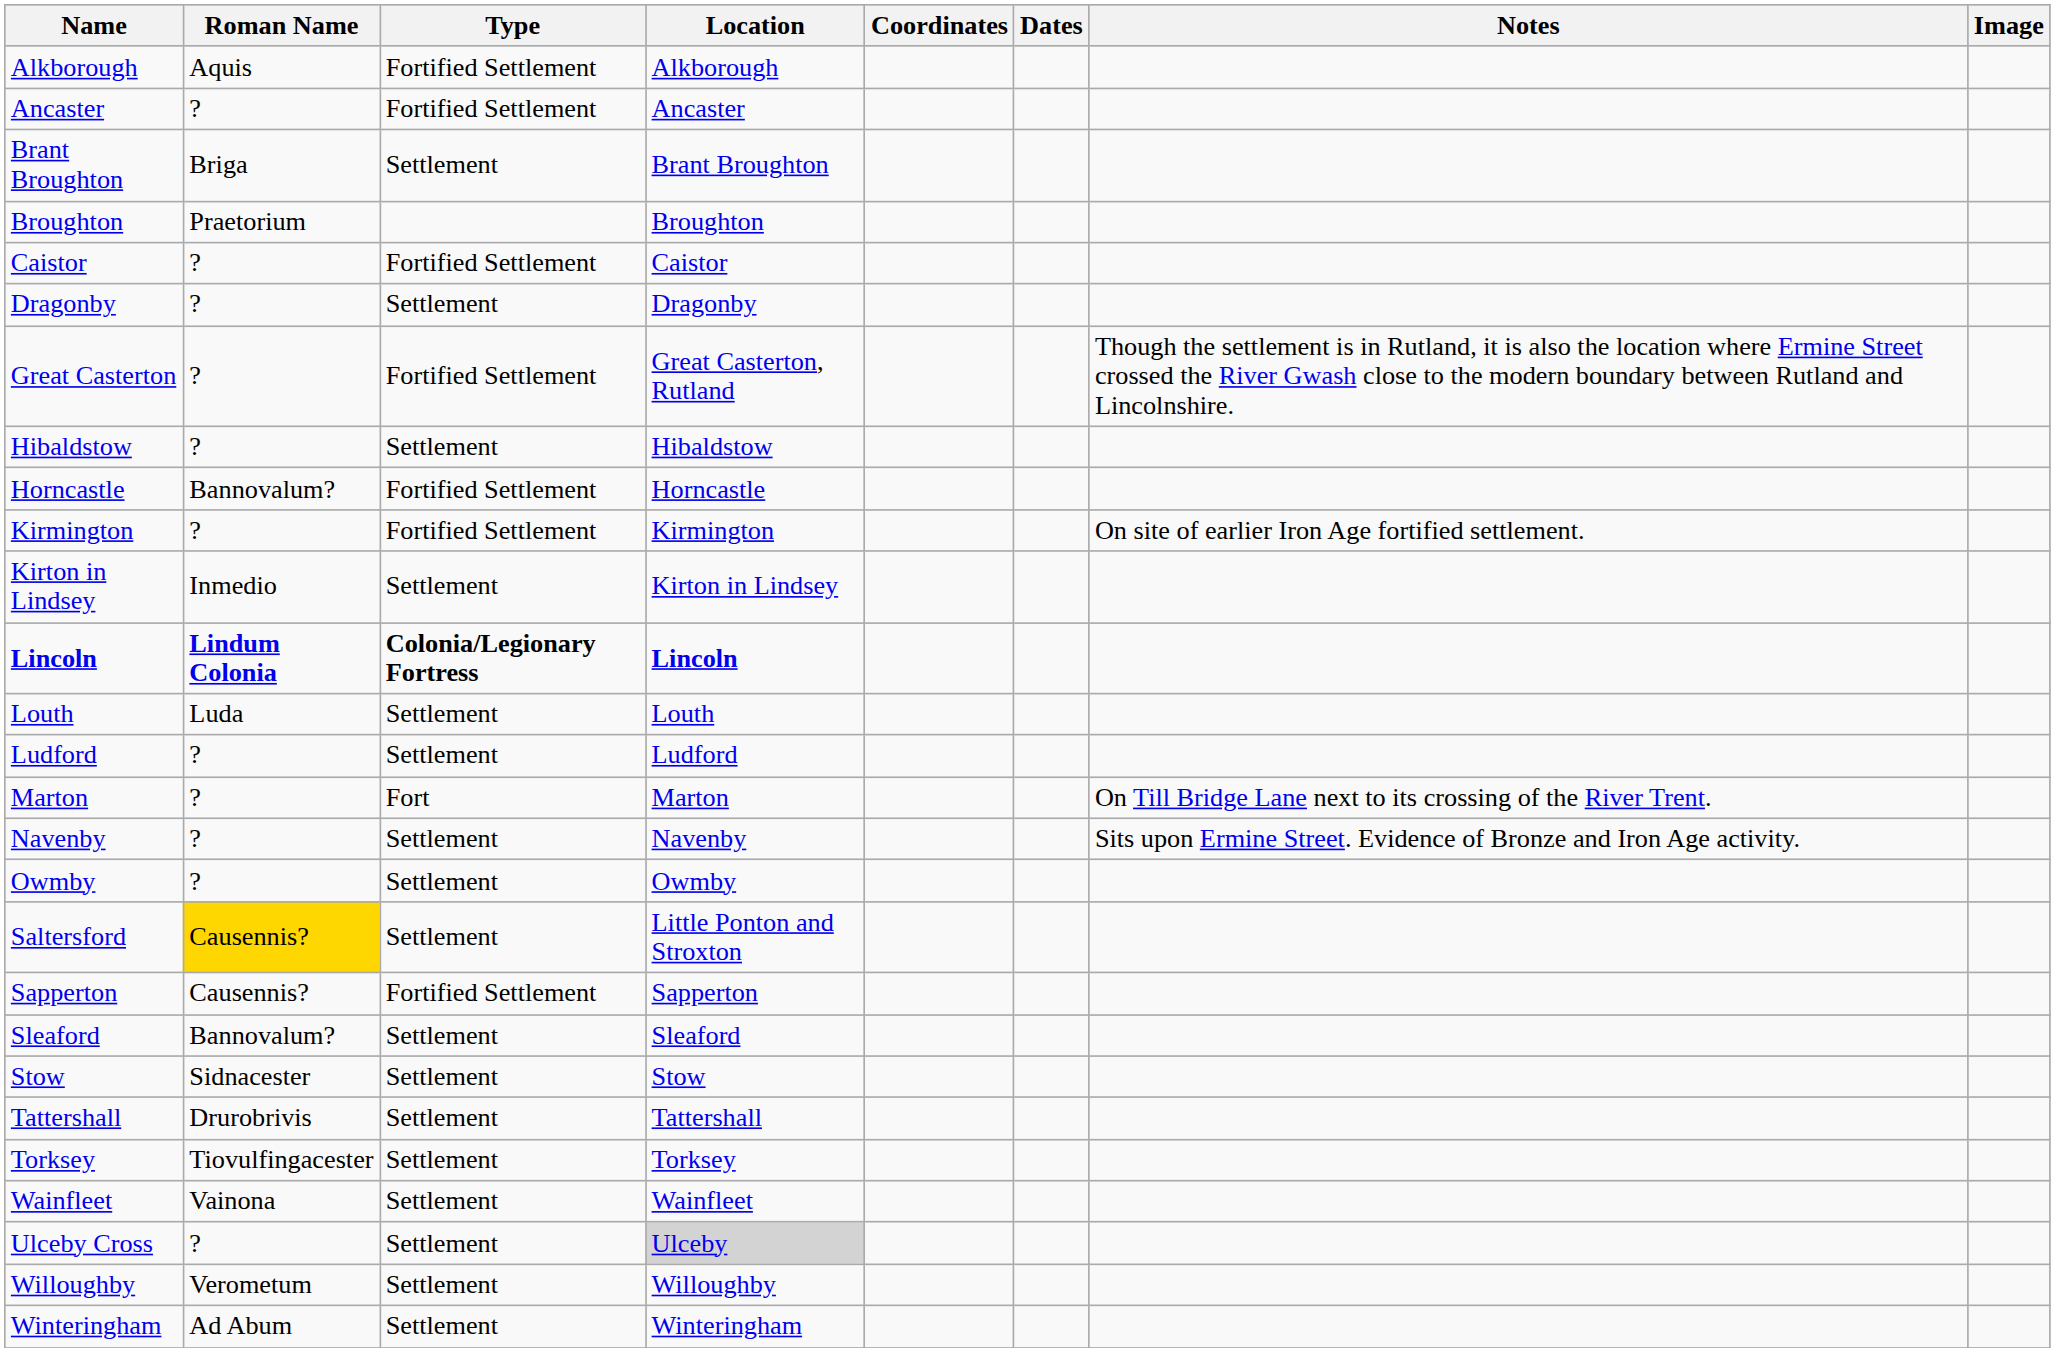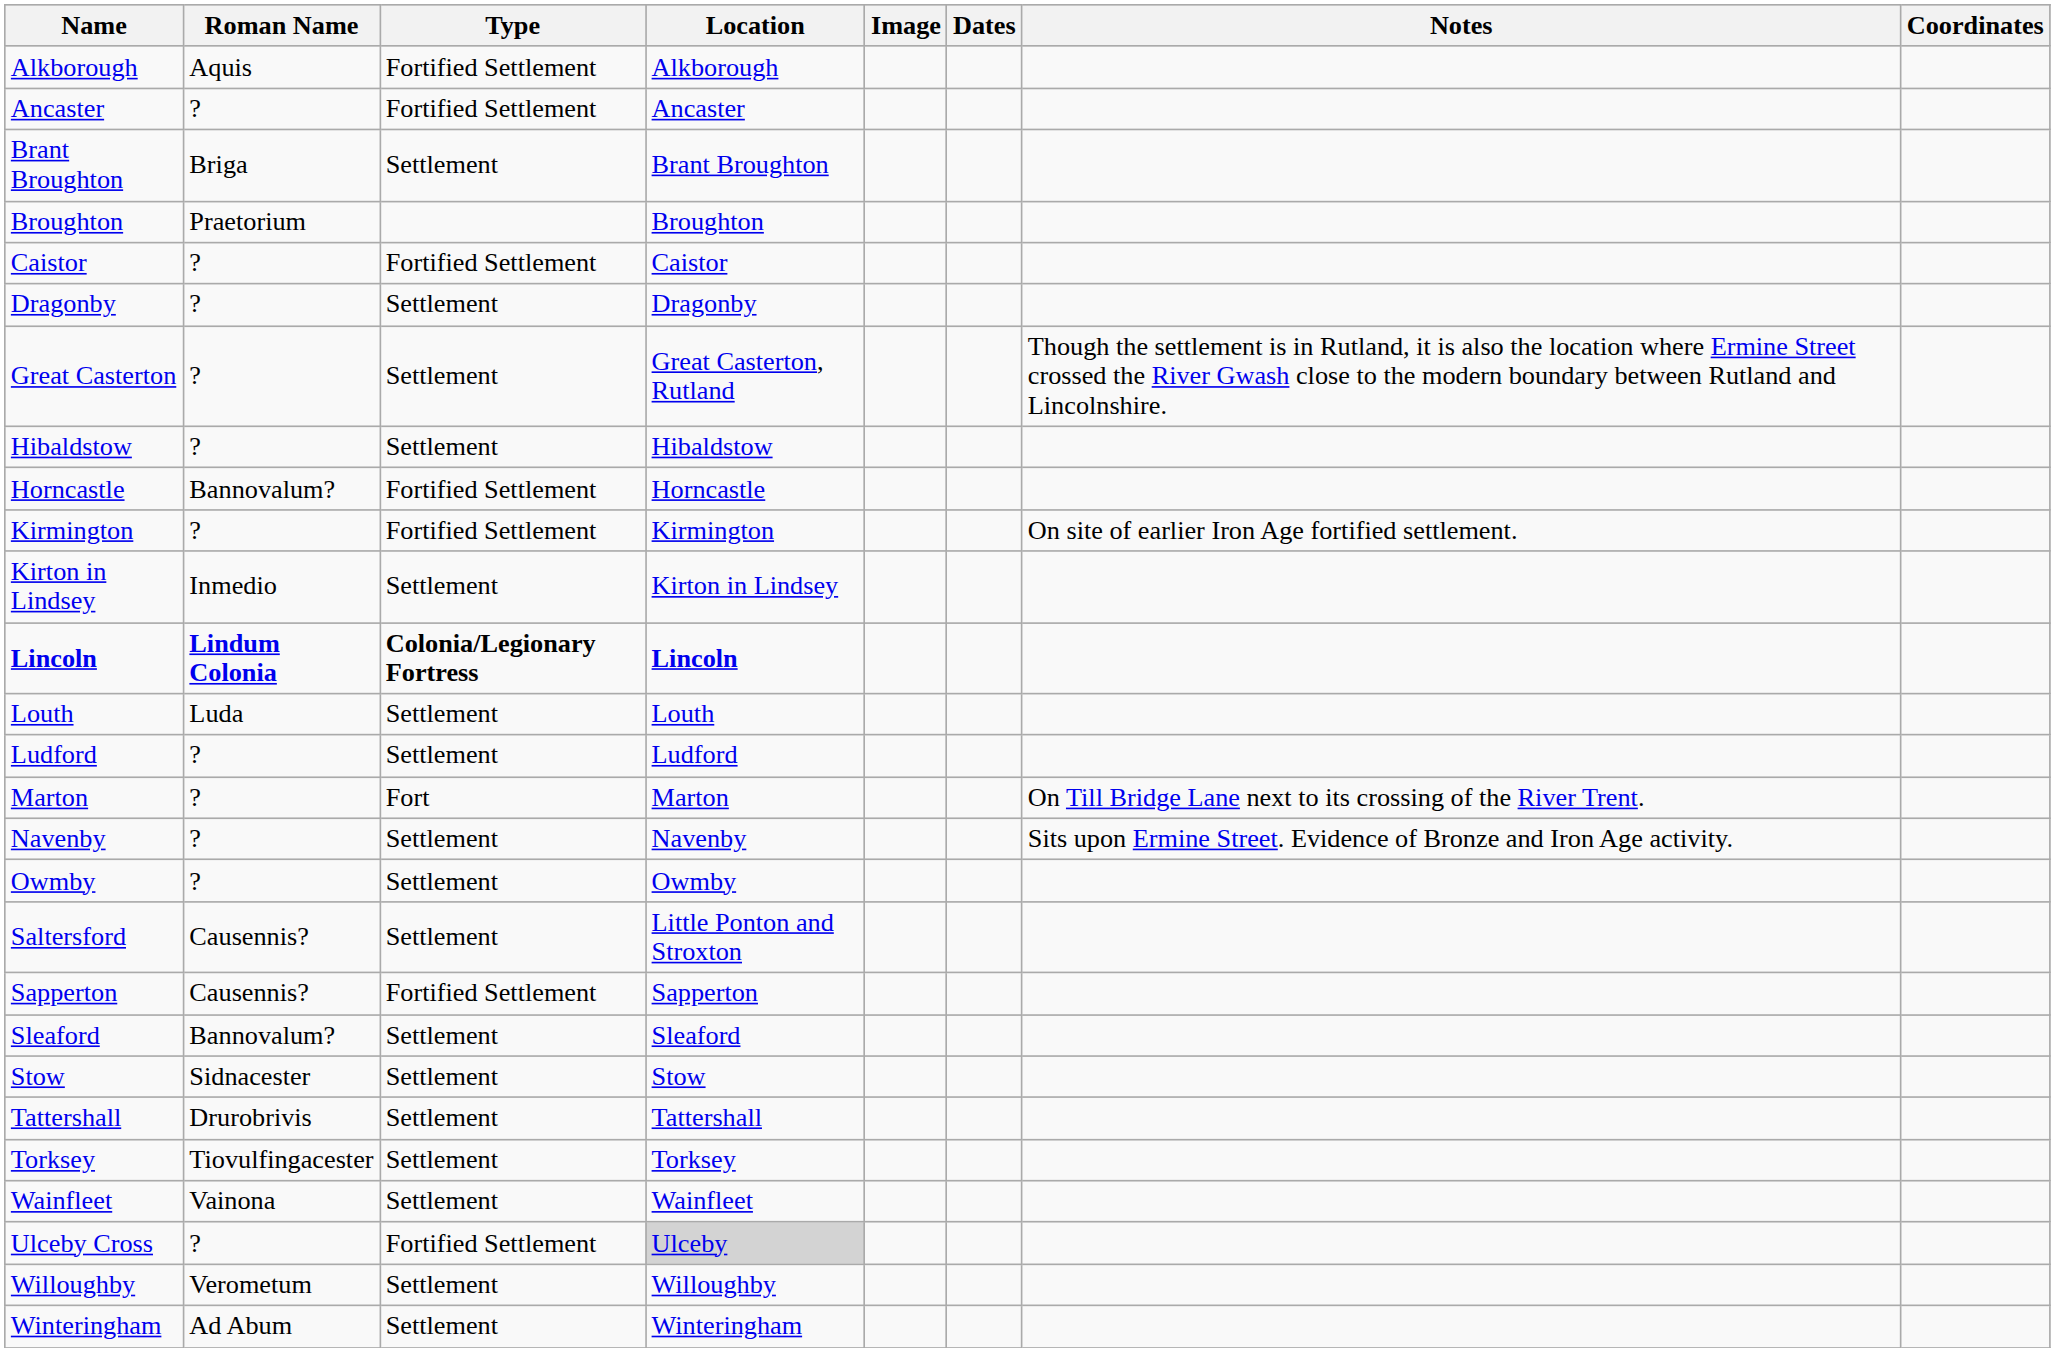columns swapped: (939, 25) <-> (2009, 25)
(491, 375) Fortified Settlement -> (442, 375) Settlement
(249, 936) gold background -> (249, 936) no background
(442, 1242) Settlement -> (491, 1242) Fortified Settlement
